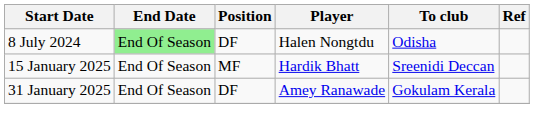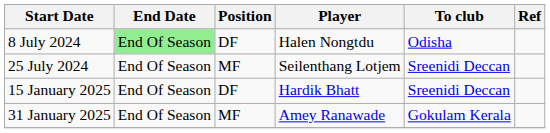+ row: (48, 66)
(229, 66) MF -> (228, 90) DF
(228, 90) DF -> (229, 115) MF
